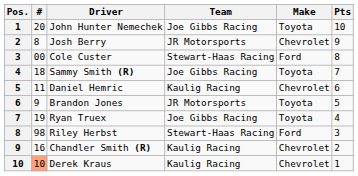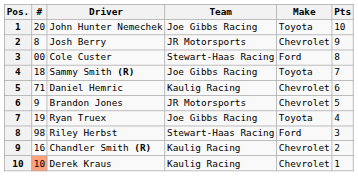(39, 88) 11 -> (39, 88) 71
(296, 103) Toyota -> (304, 103) Chevrolet
